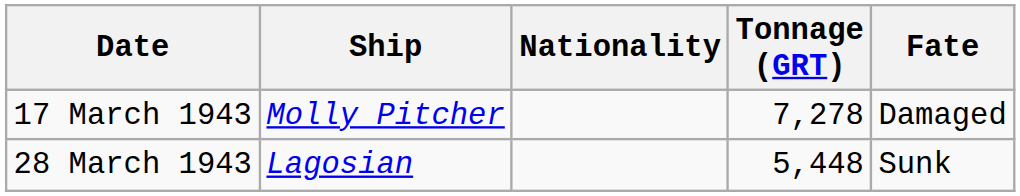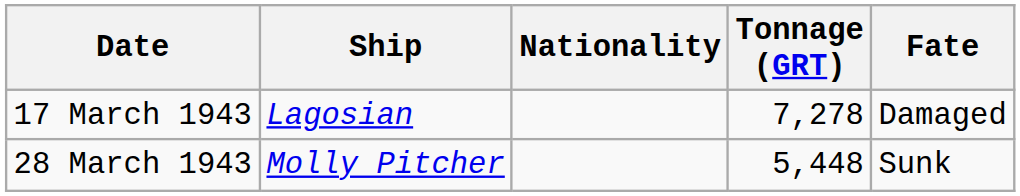(386, 115) Molly Pitcher -> (340, 115) Lagosian
(340, 165) Lagosian -> (386, 165) Molly Pitcher
